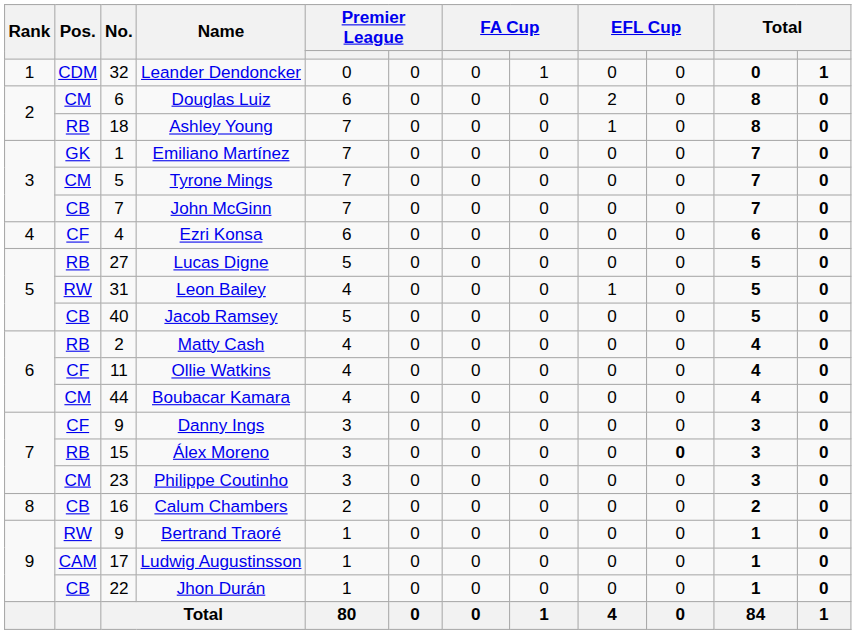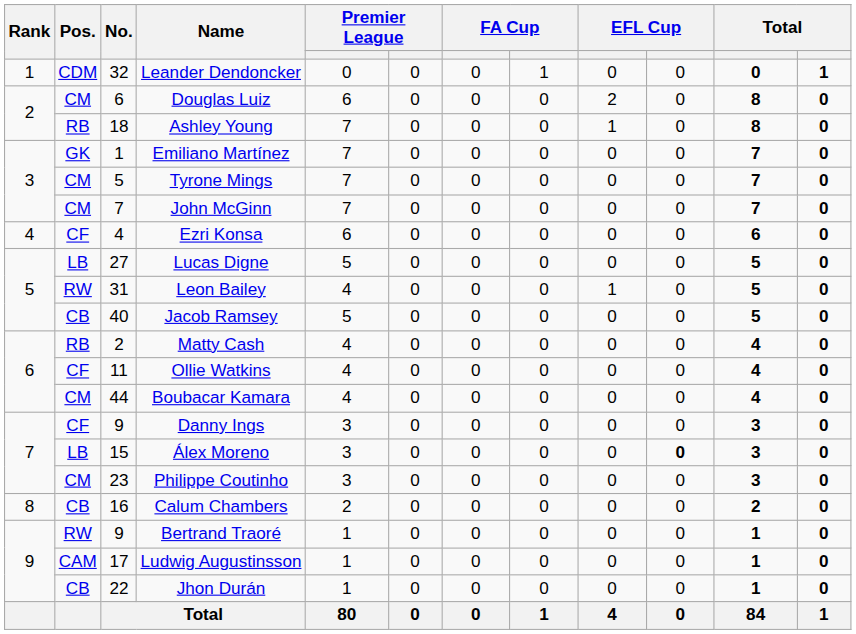(78, 208) CB -> (78, 208) CM
(78, 262) RB -> (78, 262) LB
(78, 452) RB -> (78, 452) LB
